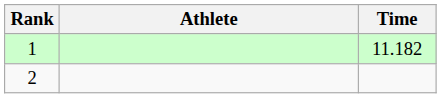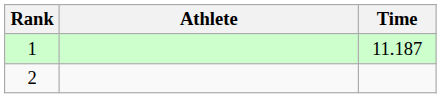(397, 48) 11.182 -> (397, 48) 11.187
